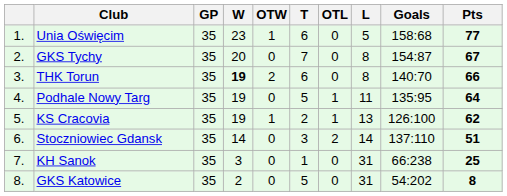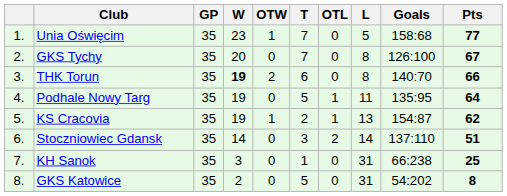(304, 35) 6 -> (304, 35) 7
(412, 56) 154:87 -> (412, 56) 126:100
(412, 118) 126:100 -> (412, 118) 154:87
